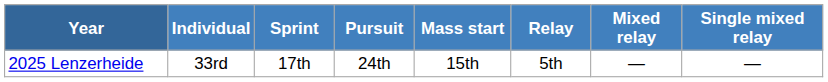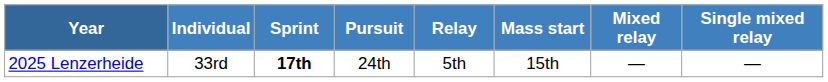columns swapped: (463, 28) <-> (551, 28)
(294, 64) normal -> (294, 64) bold
